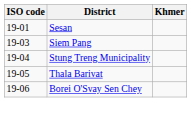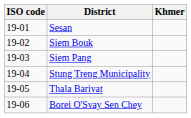+ row: (71, 43)
